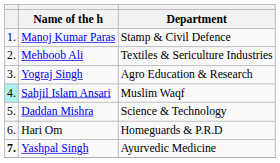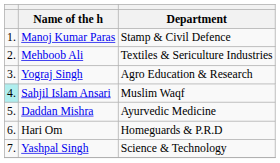(174, 111) Science & Technology -> (168, 111) Ayurvedic Medicine
(11, 148) bold -> (11, 148) normal
(168, 148) Ayurvedic Medicine -> (174, 148) Science & Technology
